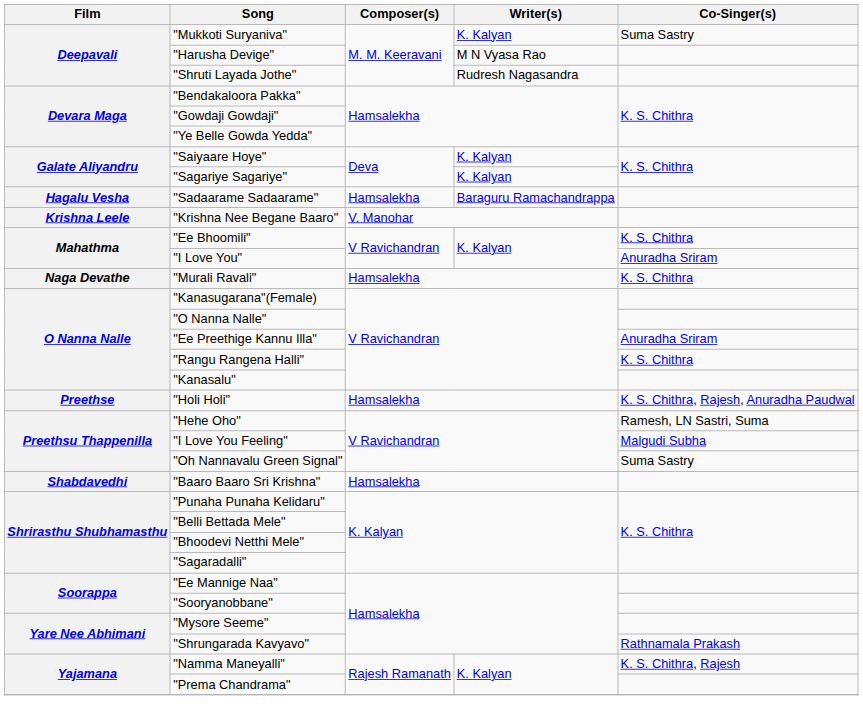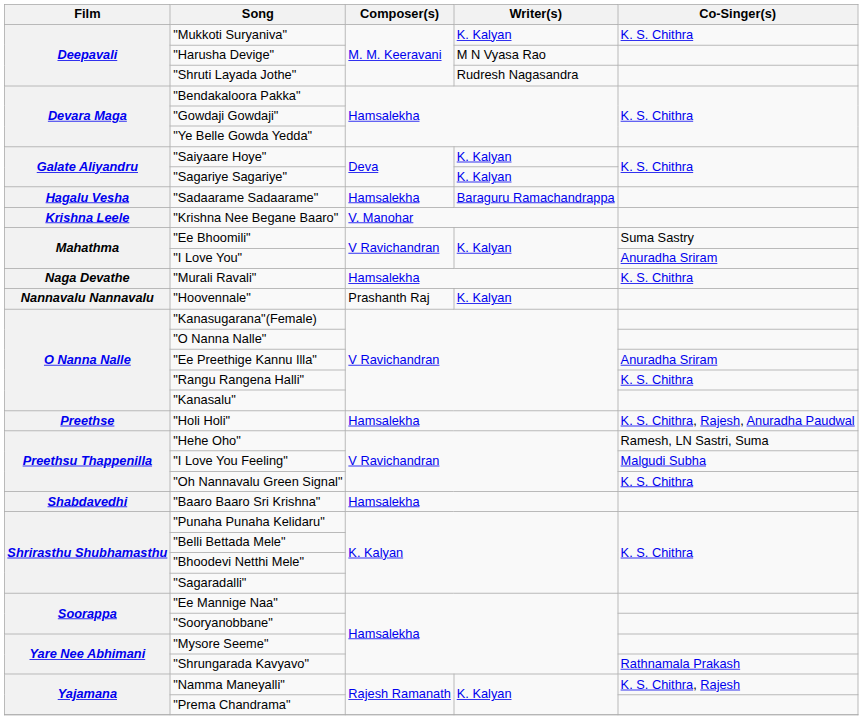(657, 34) Suma Sastry -> (657, 34) K. S. Chithra
(657, 237) K. S. Chithra -> (657, 237) Suma Sastry
+ row: (212, 298)
(657, 461) Suma Sastry -> (657, 481) K. S. Chithra
